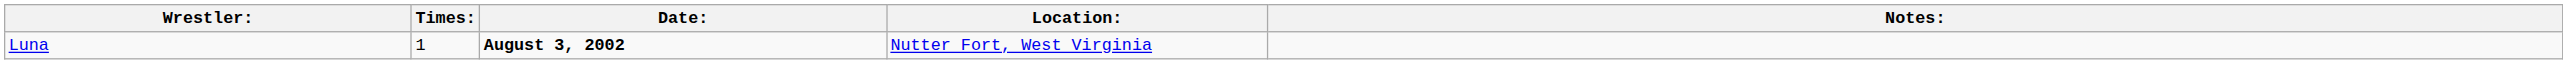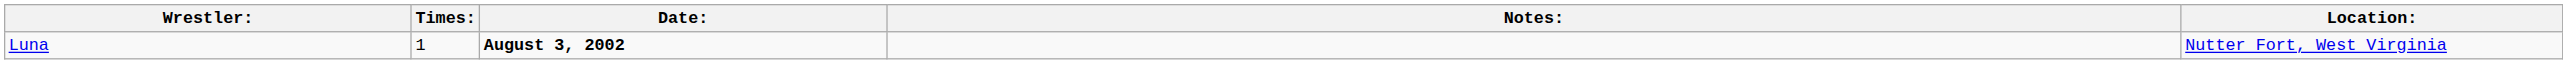columns swapped: (1077, 18) <-> (1915, 18)
